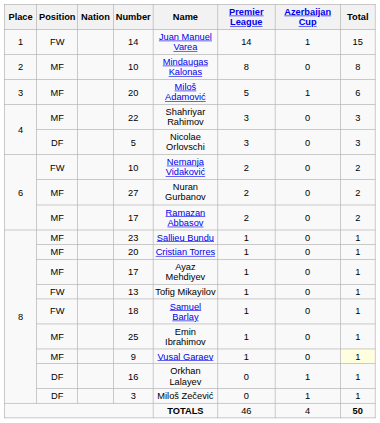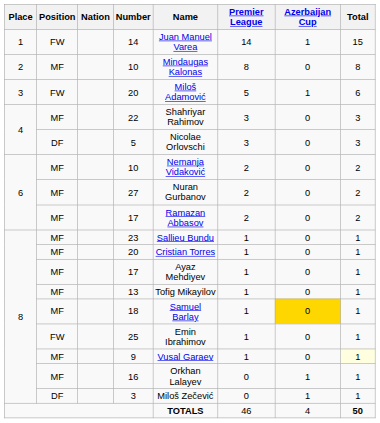(57, 92) MF -> (57, 92) FW
(57, 167) FW -> (57, 167) MF
(57, 292) FW -> (57, 292) MF
(57, 312) FW -> (57, 312) MF
(308, 312) no background -> (308, 312) gold background
(57, 337) MF -> (57, 337) FW
(57, 376) DF -> (57, 376) MF
